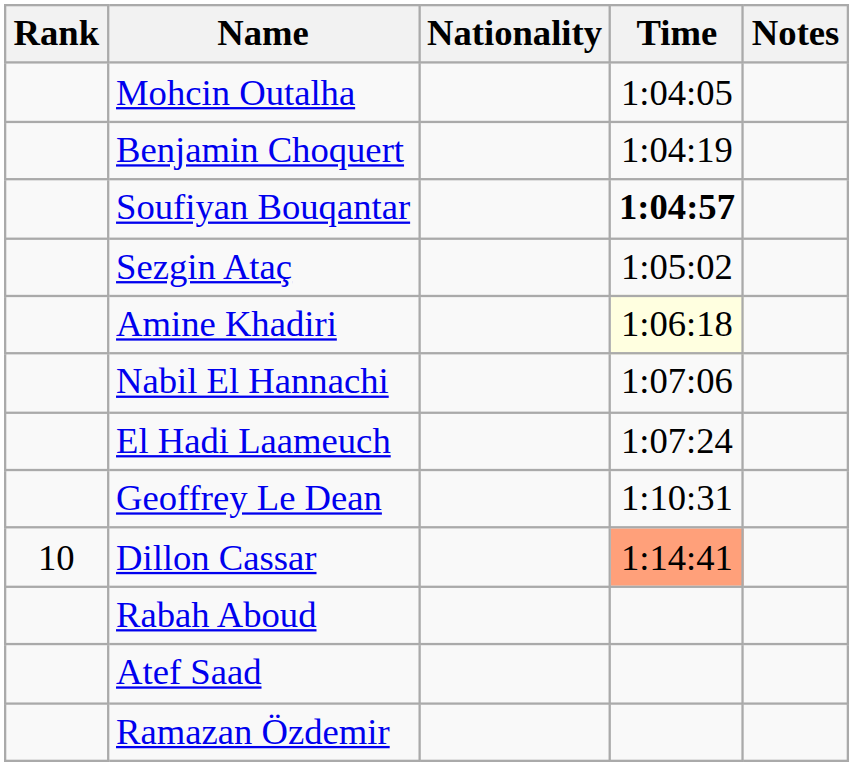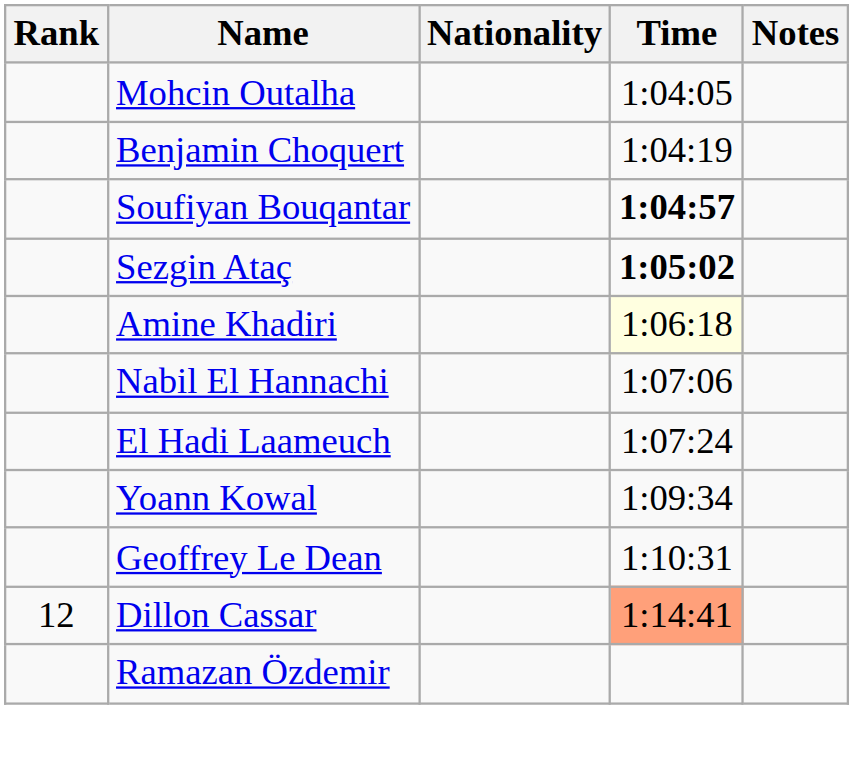(677, 265) normal -> (677, 265) bold
+ row: (216, 498)
(56, 556) 10 -> (56, 614) 12
- row: (216, 614)
- row: (189, 672)
